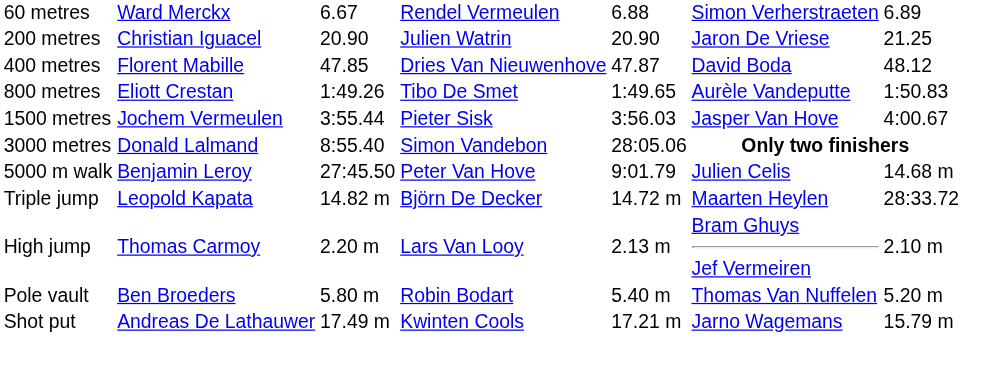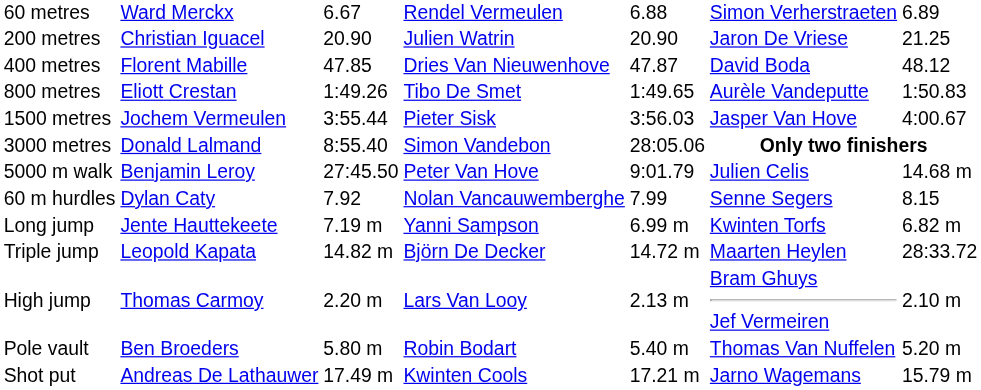+ row: (60, 198)
+ row: (49, 225)
